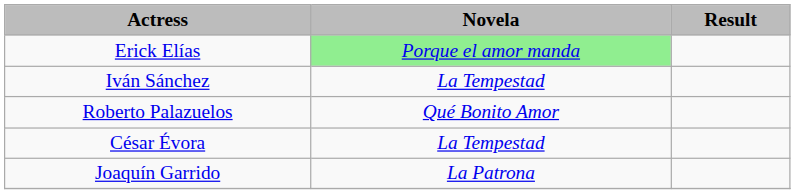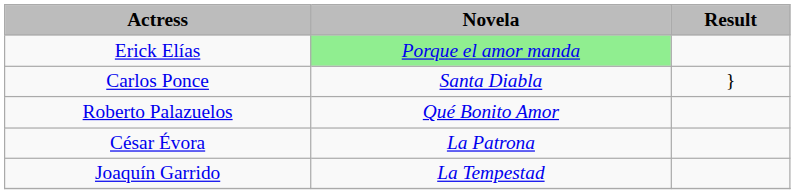+ row: (158, 81)
- row: (158, 81)
(491, 142) La Tempestad -> (491, 142) La Patrona
(491, 173) La Patrona -> (491, 173) La Tempestad
